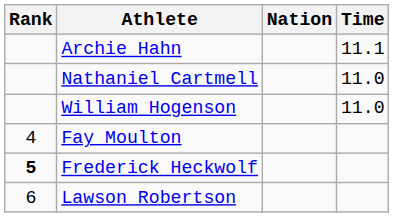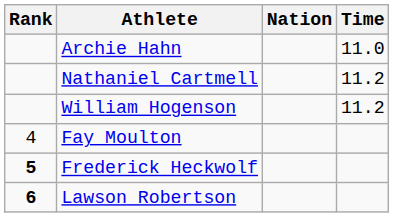(363, 49) 11.1 -> (363, 49) 11.0
(363, 79) 11.0 -> (363, 79) 11.2
(363, 109) 11.0 -> (363, 109) 11.2
(31, 198) normal -> (31, 198) bold
